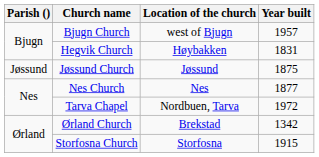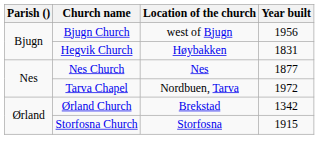(286, 32) 1957 -> (286, 32) 1956
- row: (97, 69)
